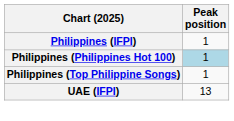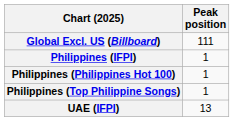+ row: (93, 41)
(206, 58) lightblue background -> (206, 74) no background
